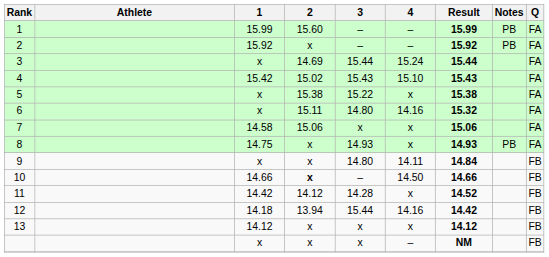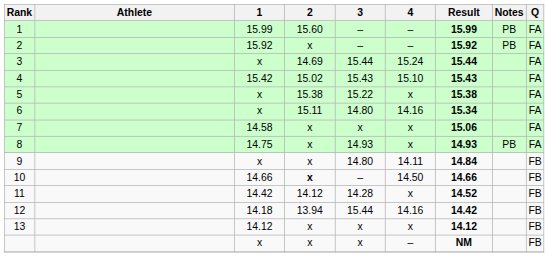(464, 111) 15.32 -> (464, 111) 15.34
(310, 128) 15.06 -> (310, 128) x
